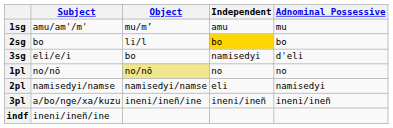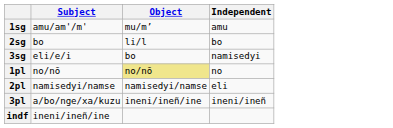- column: (331, 12)
(217, 41) gold background -> (217, 41) no background
